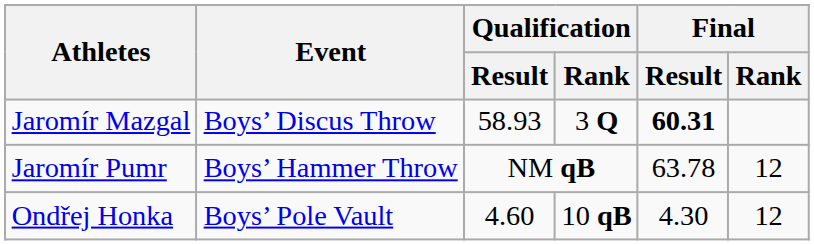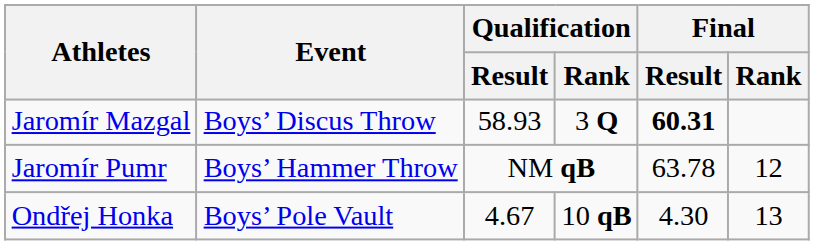(510, 215) 4.60 -> (510, 215) 4.67
(769, 215) 12 -> (769, 215) 13
